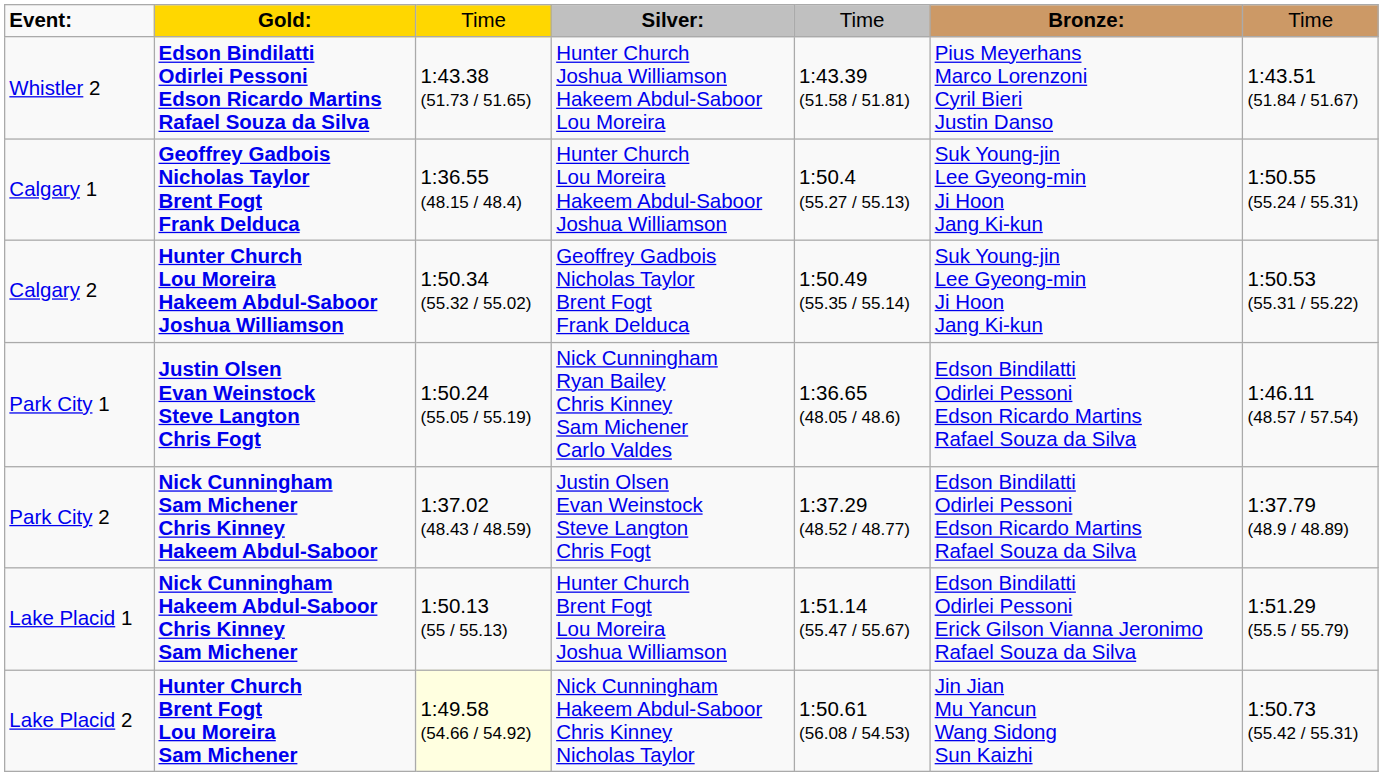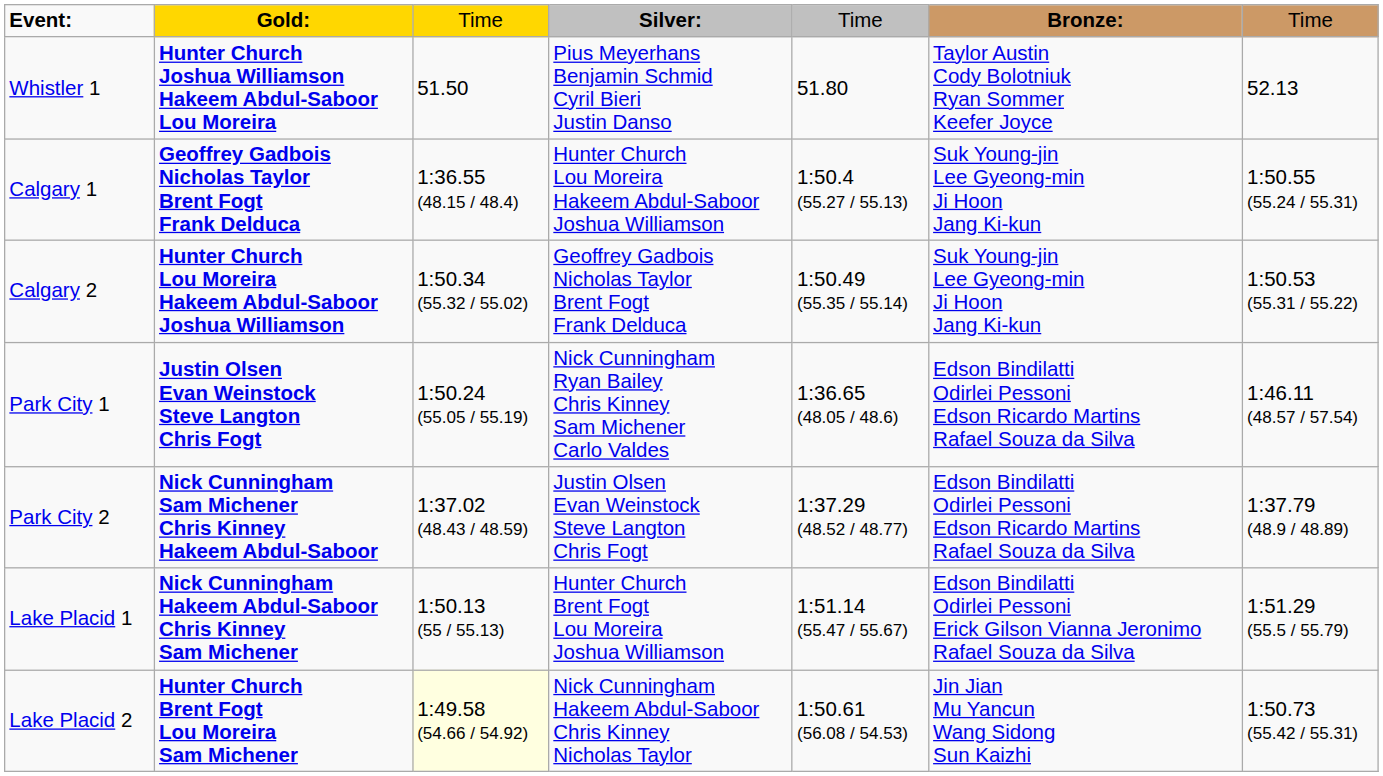+ row: (55, 87)
- row: (55, 87)
